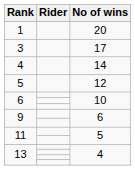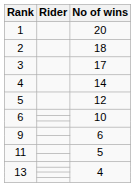+ row: (20, 48)
